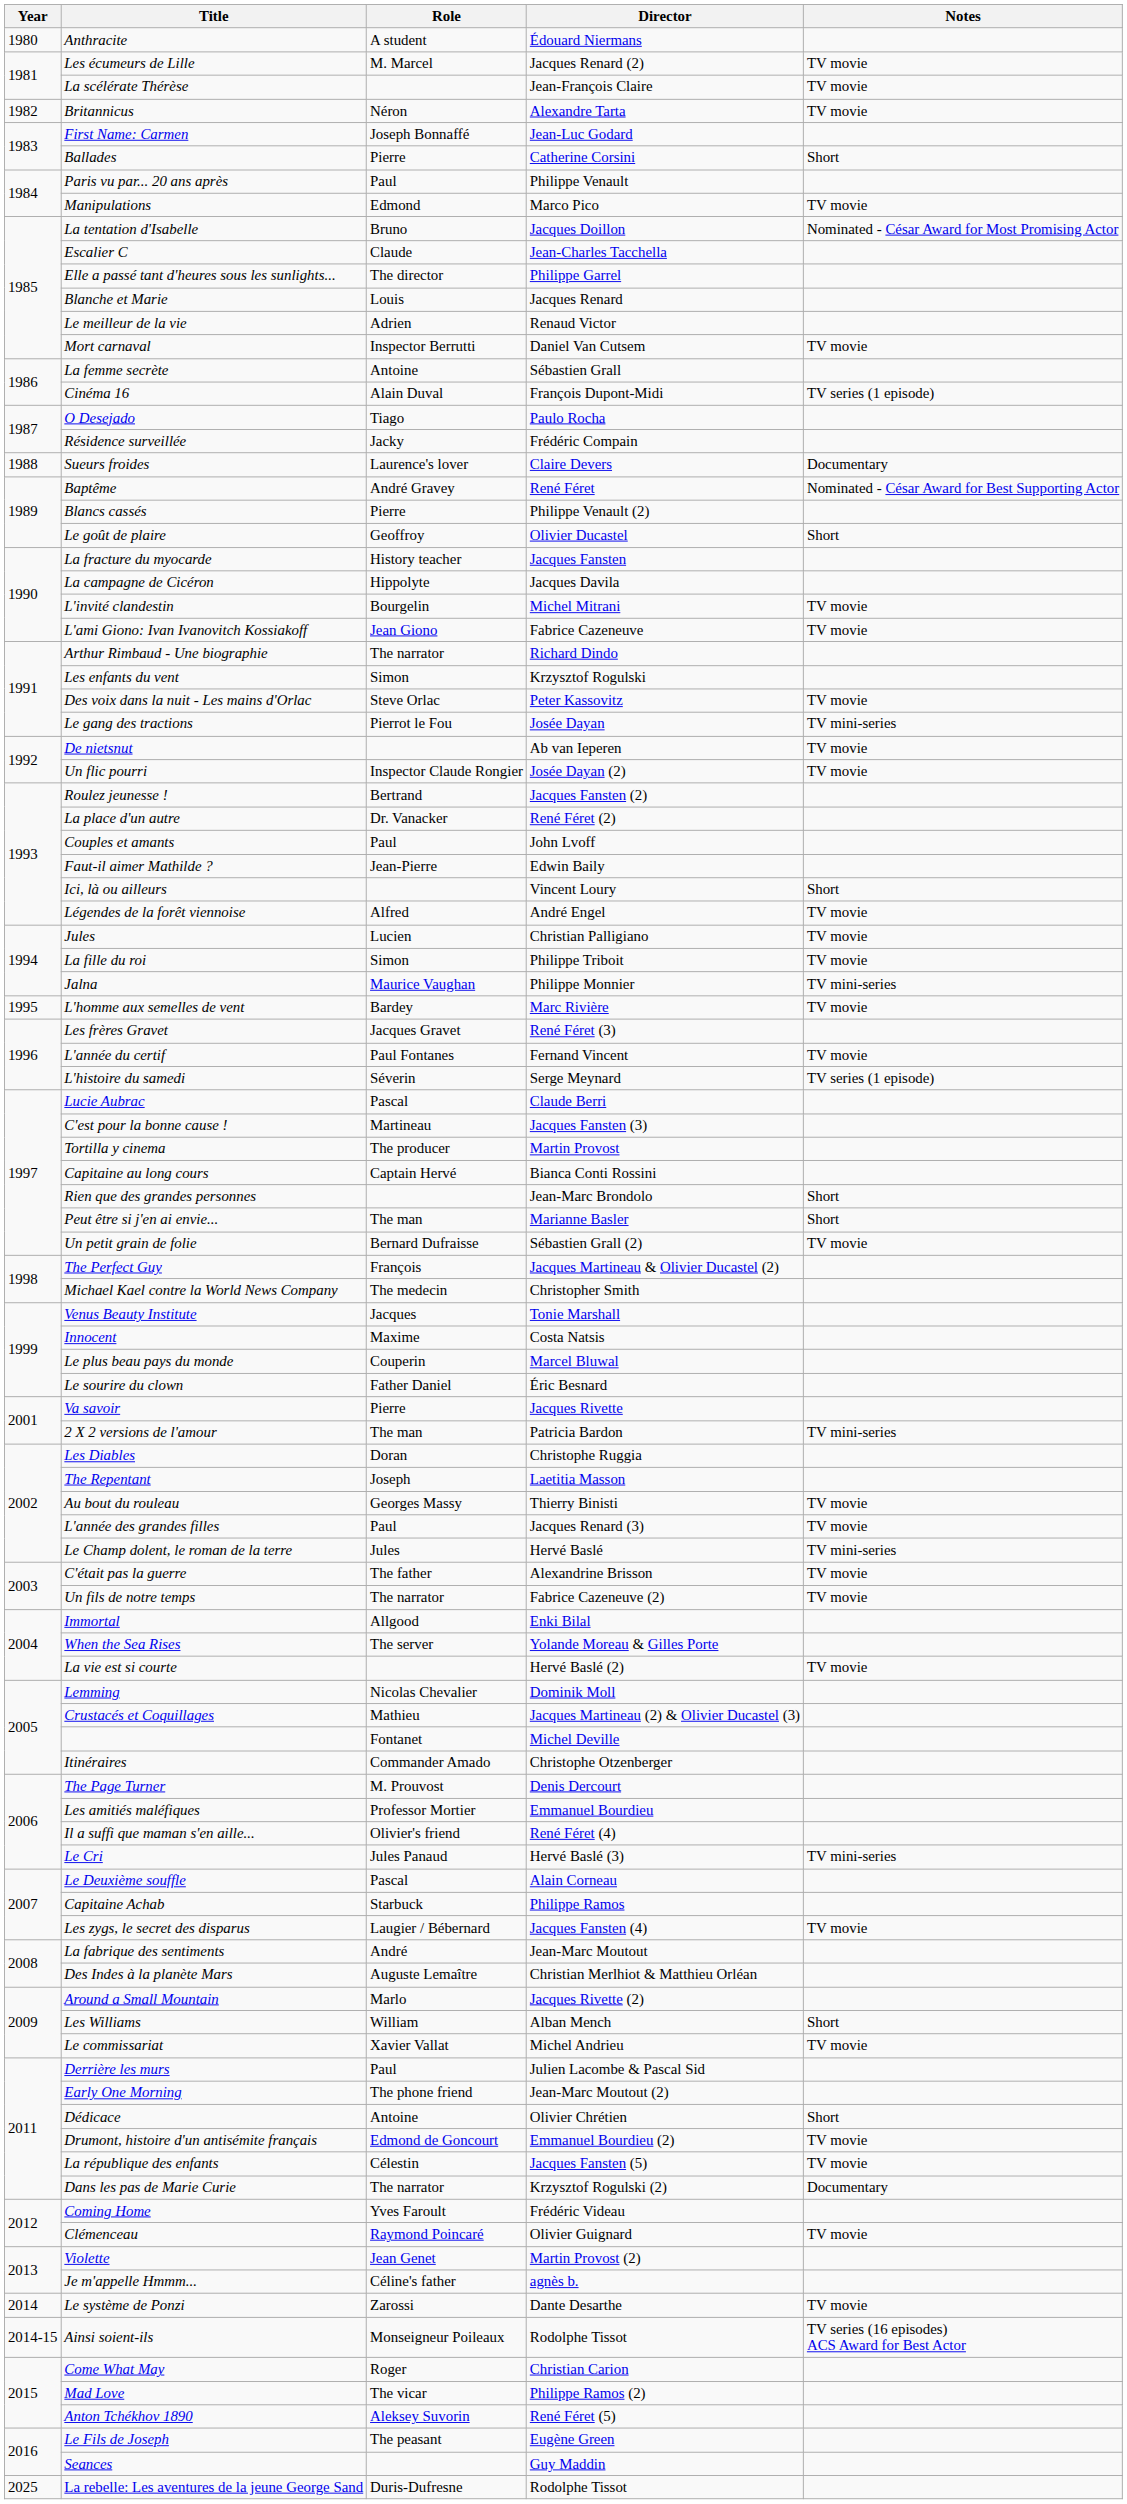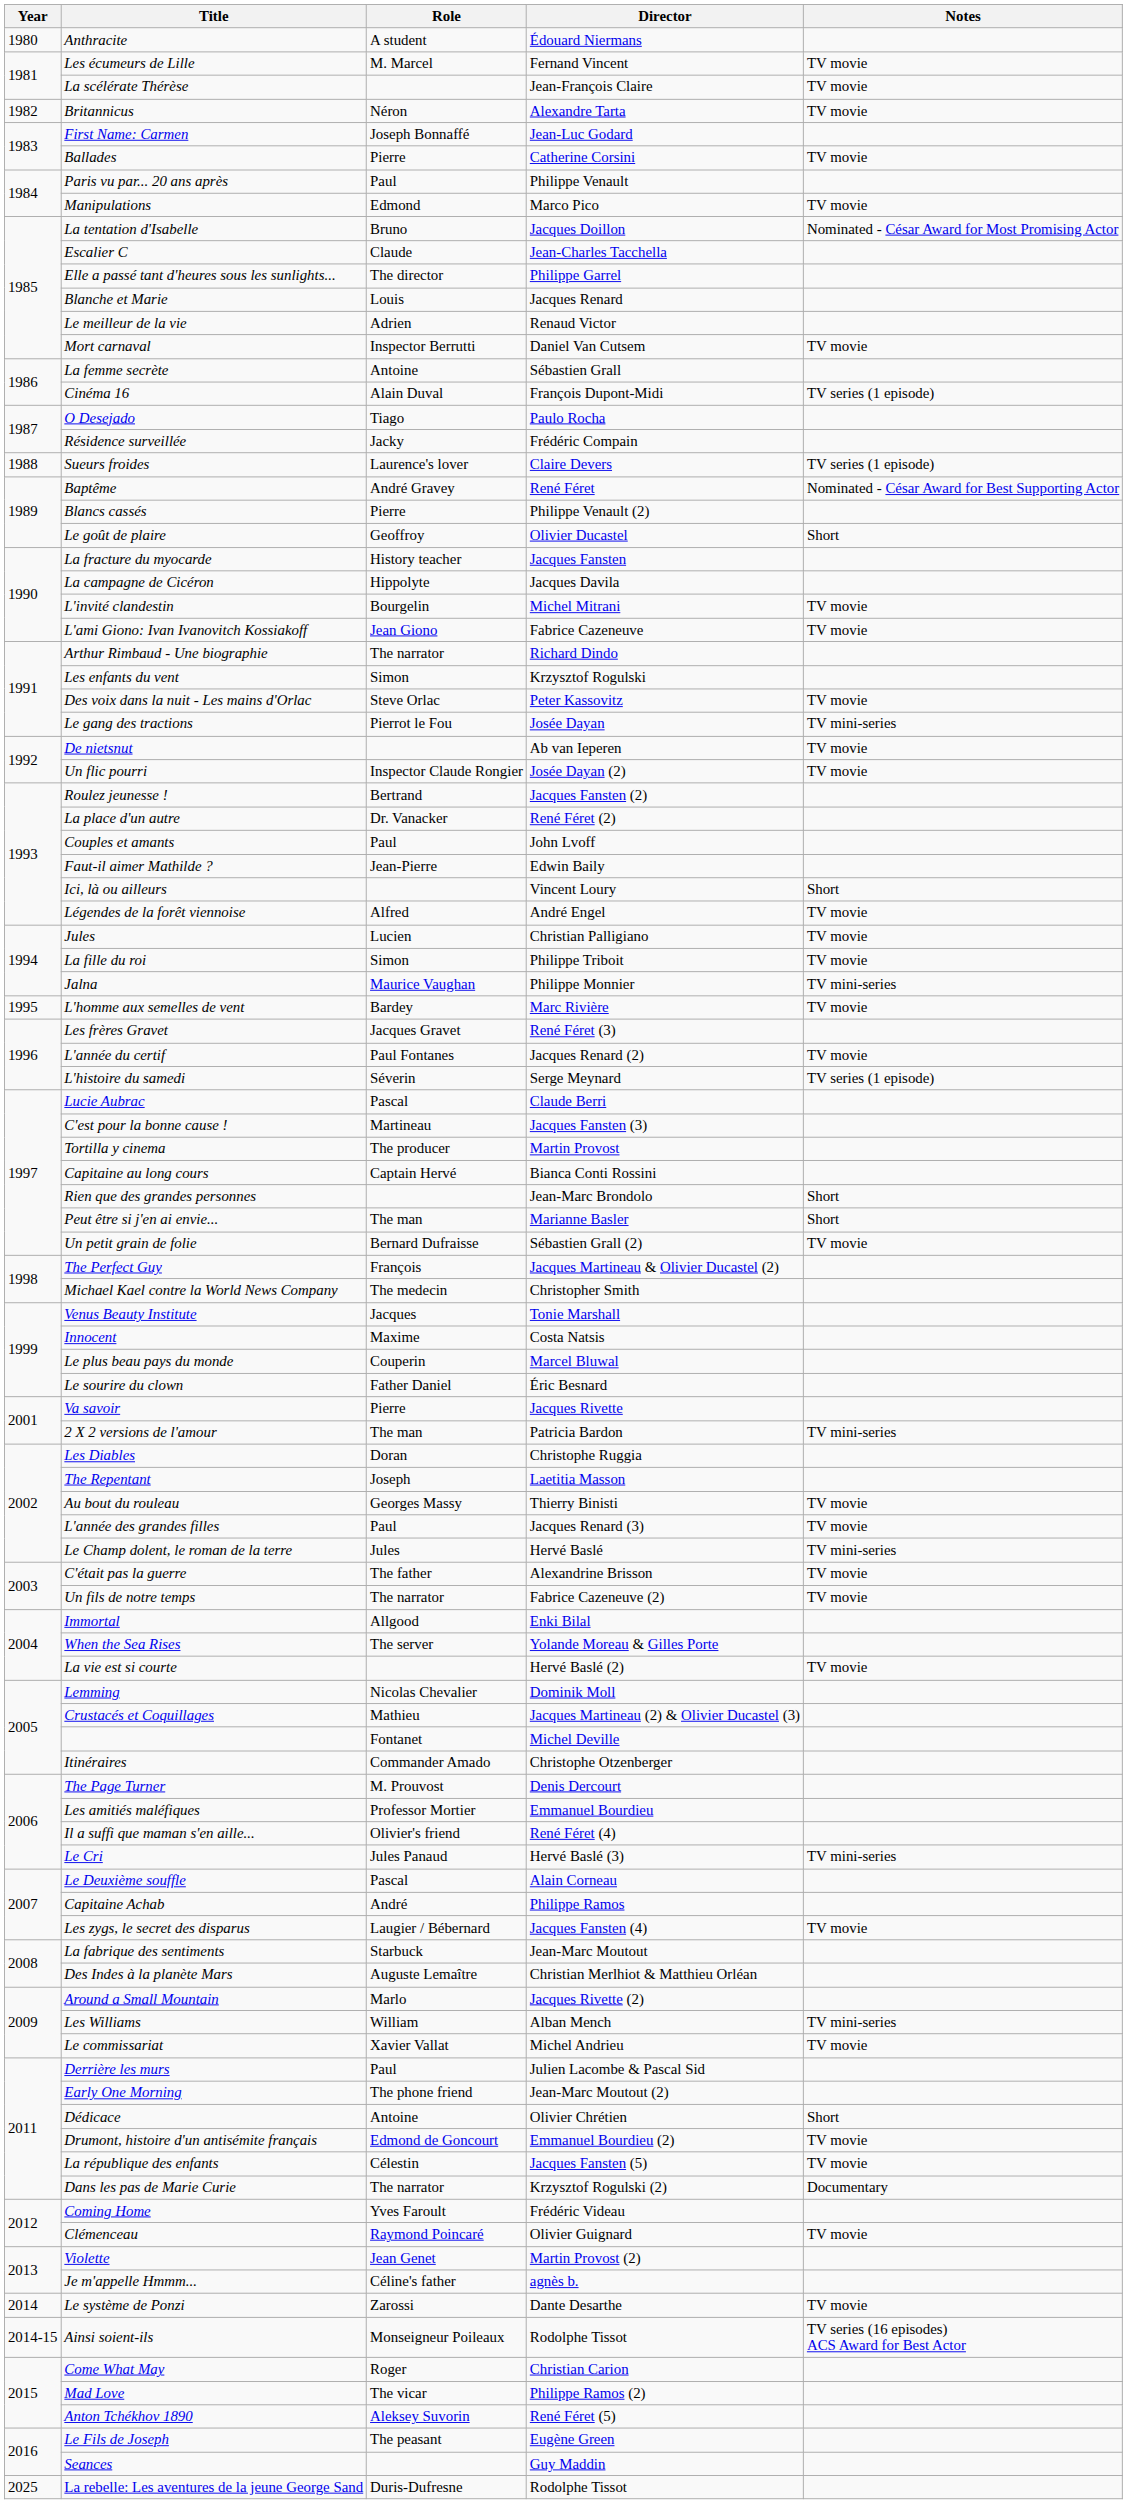(587, 63) Jacques Renard (2) -> (579, 63) Fernand Vincent
(823, 157) Short -> (837, 157) TV movie
(847, 464) Documentary -> (871, 464) TV series (1 episode)
(579, 1054) Fernand Vincent -> (587, 1054) Jacques Renard (2)
(397, 1904) Starbuck -> (389, 1904) André
(389, 1951) André -> (397, 1951) Starbuck
(823, 2022) Short -> (852, 2022) TV mini-series
